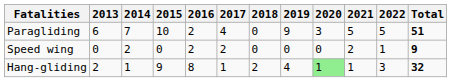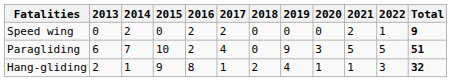rows swapped: (40, 49) <-> (44, 31)
(319, 67) lightgreen background -> (319, 67) no background
